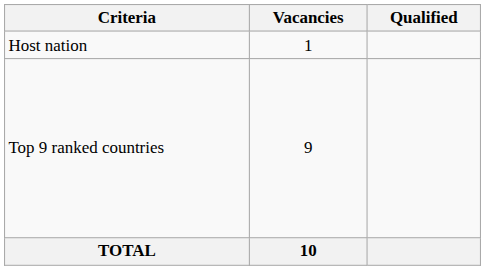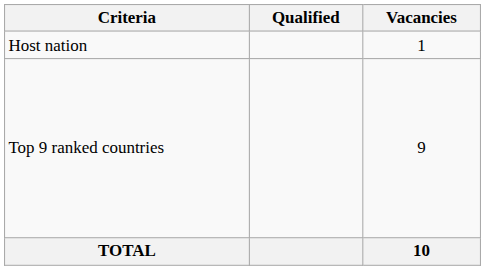columns swapped: (308, 17) <-> (424, 17)
